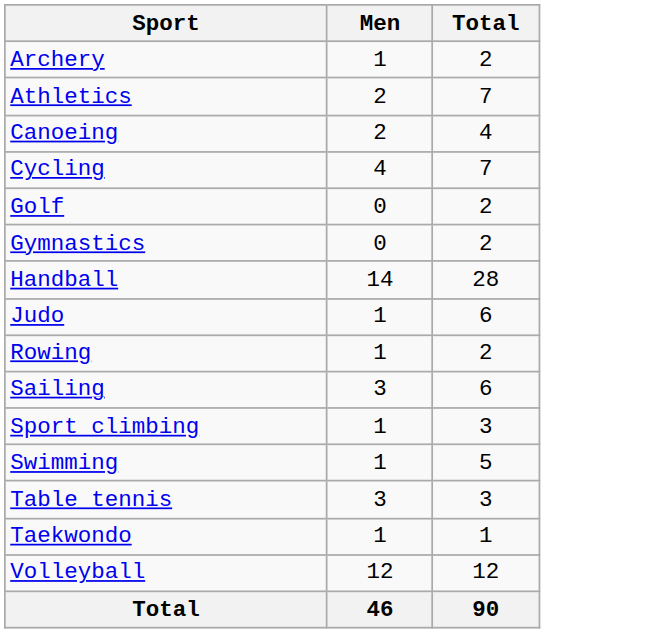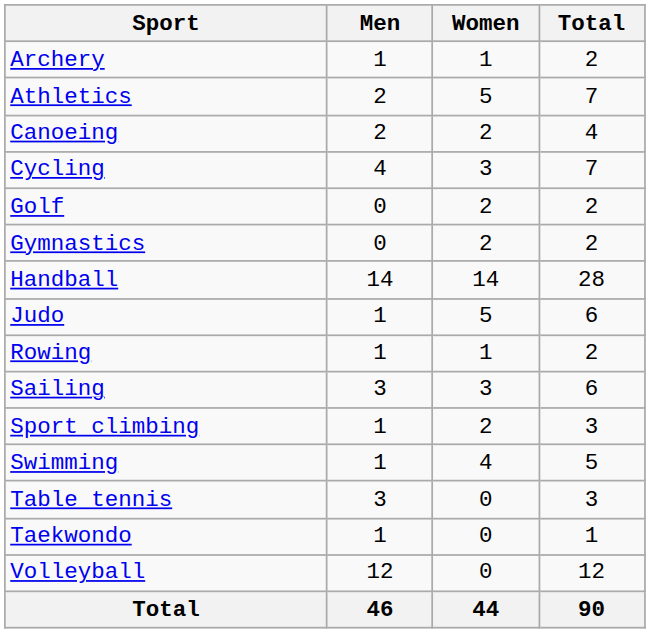+ column: (486, 23)
